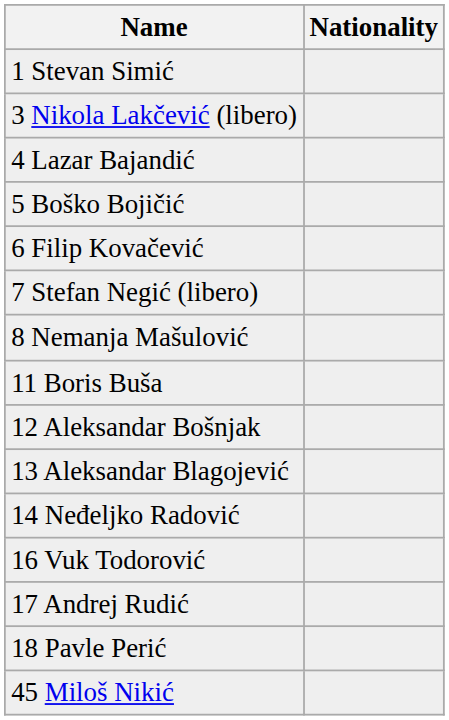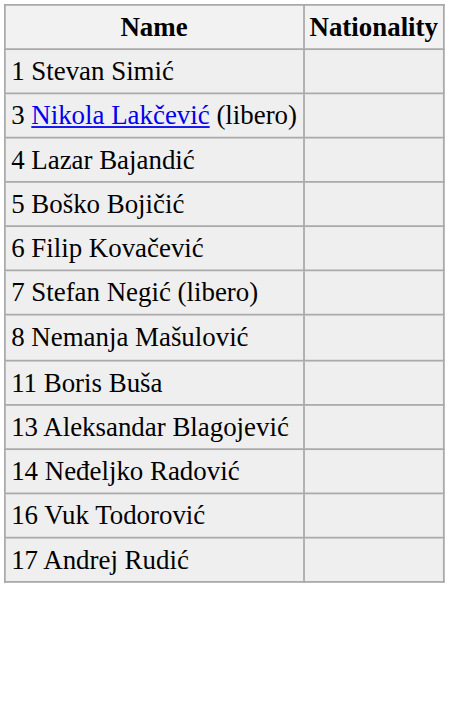- row: (136, 426)
- row: (89, 647)
- row: (93, 692)
